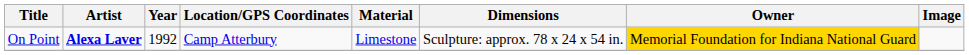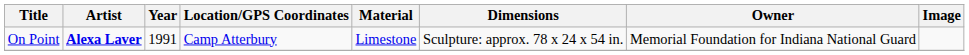(163, 38) 1992 -> (163, 38) 1991
(773, 38) gold background -> (773, 38) no background
